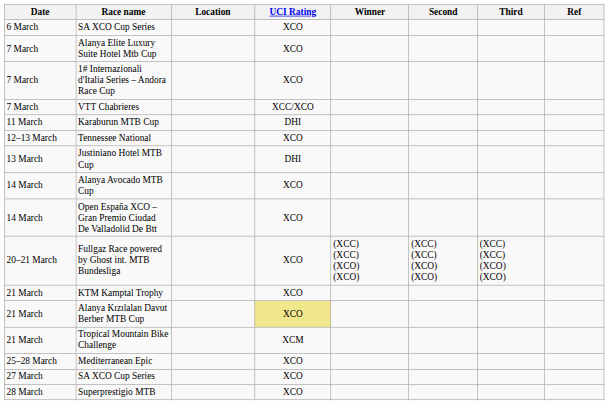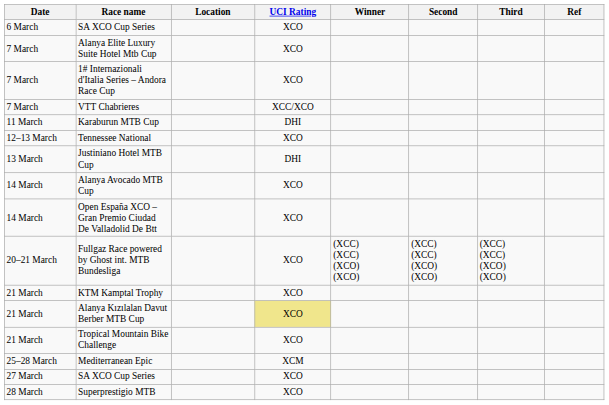(293, 340) XCM -> (293, 340) XCO
(293, 361) XCO -> (293, 361) XCM
